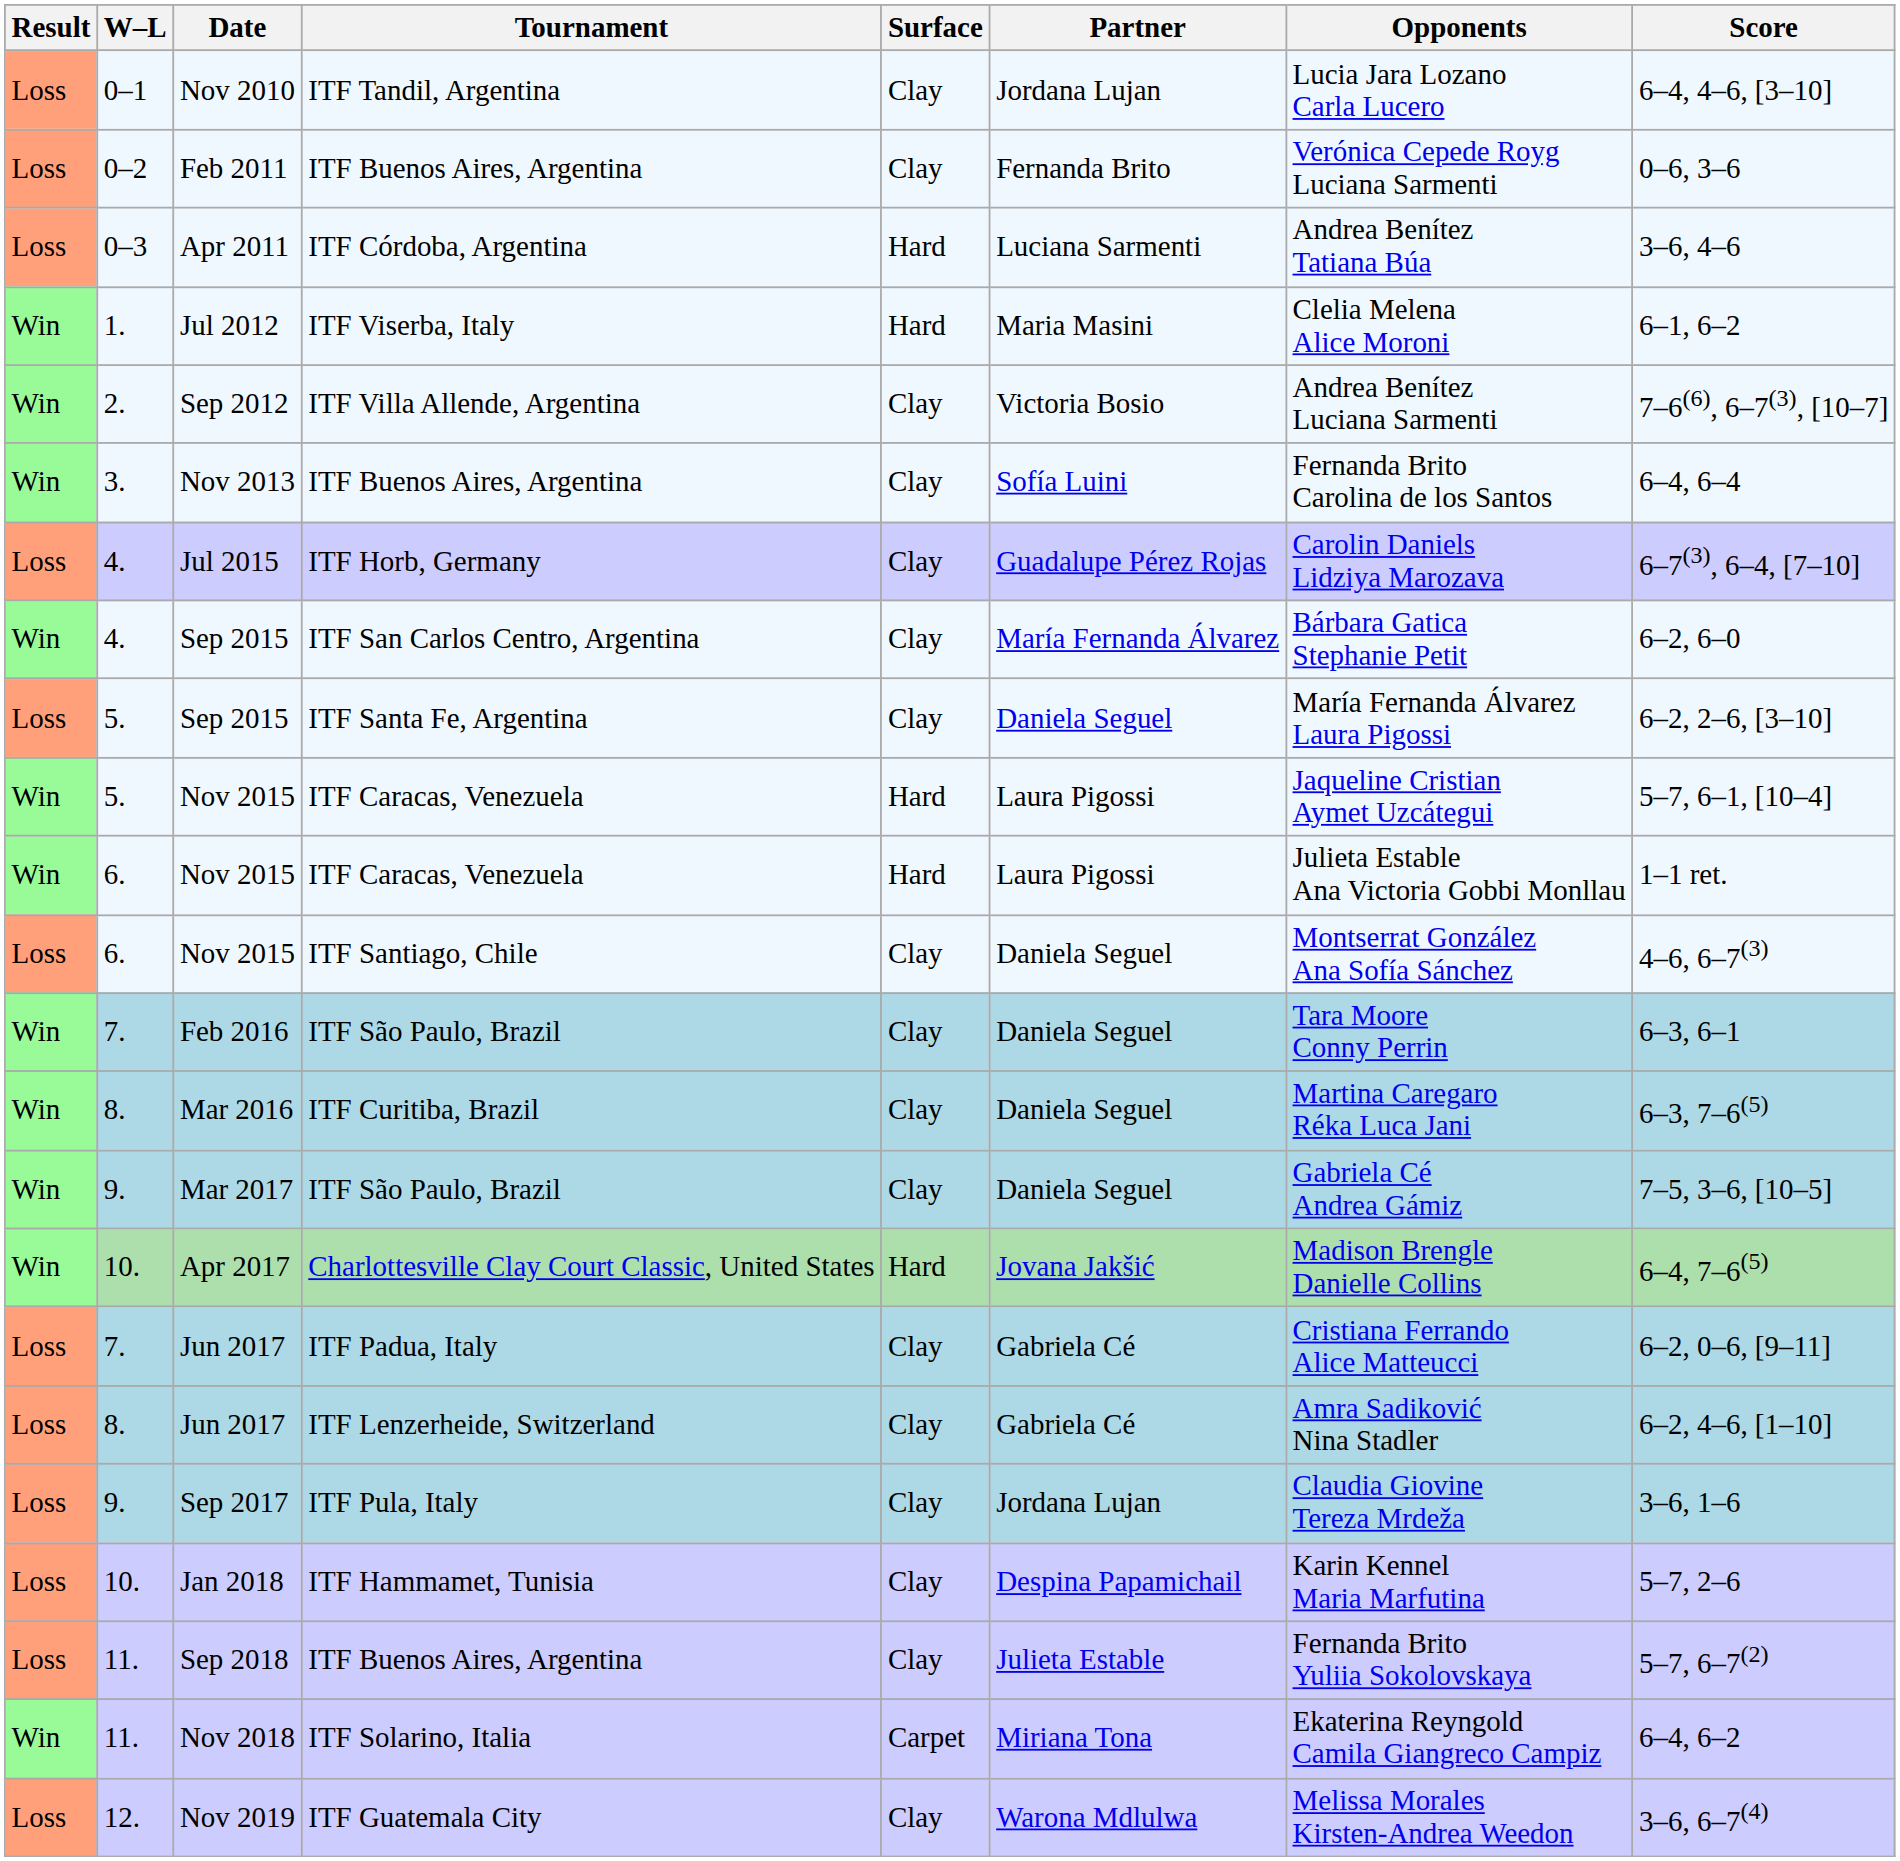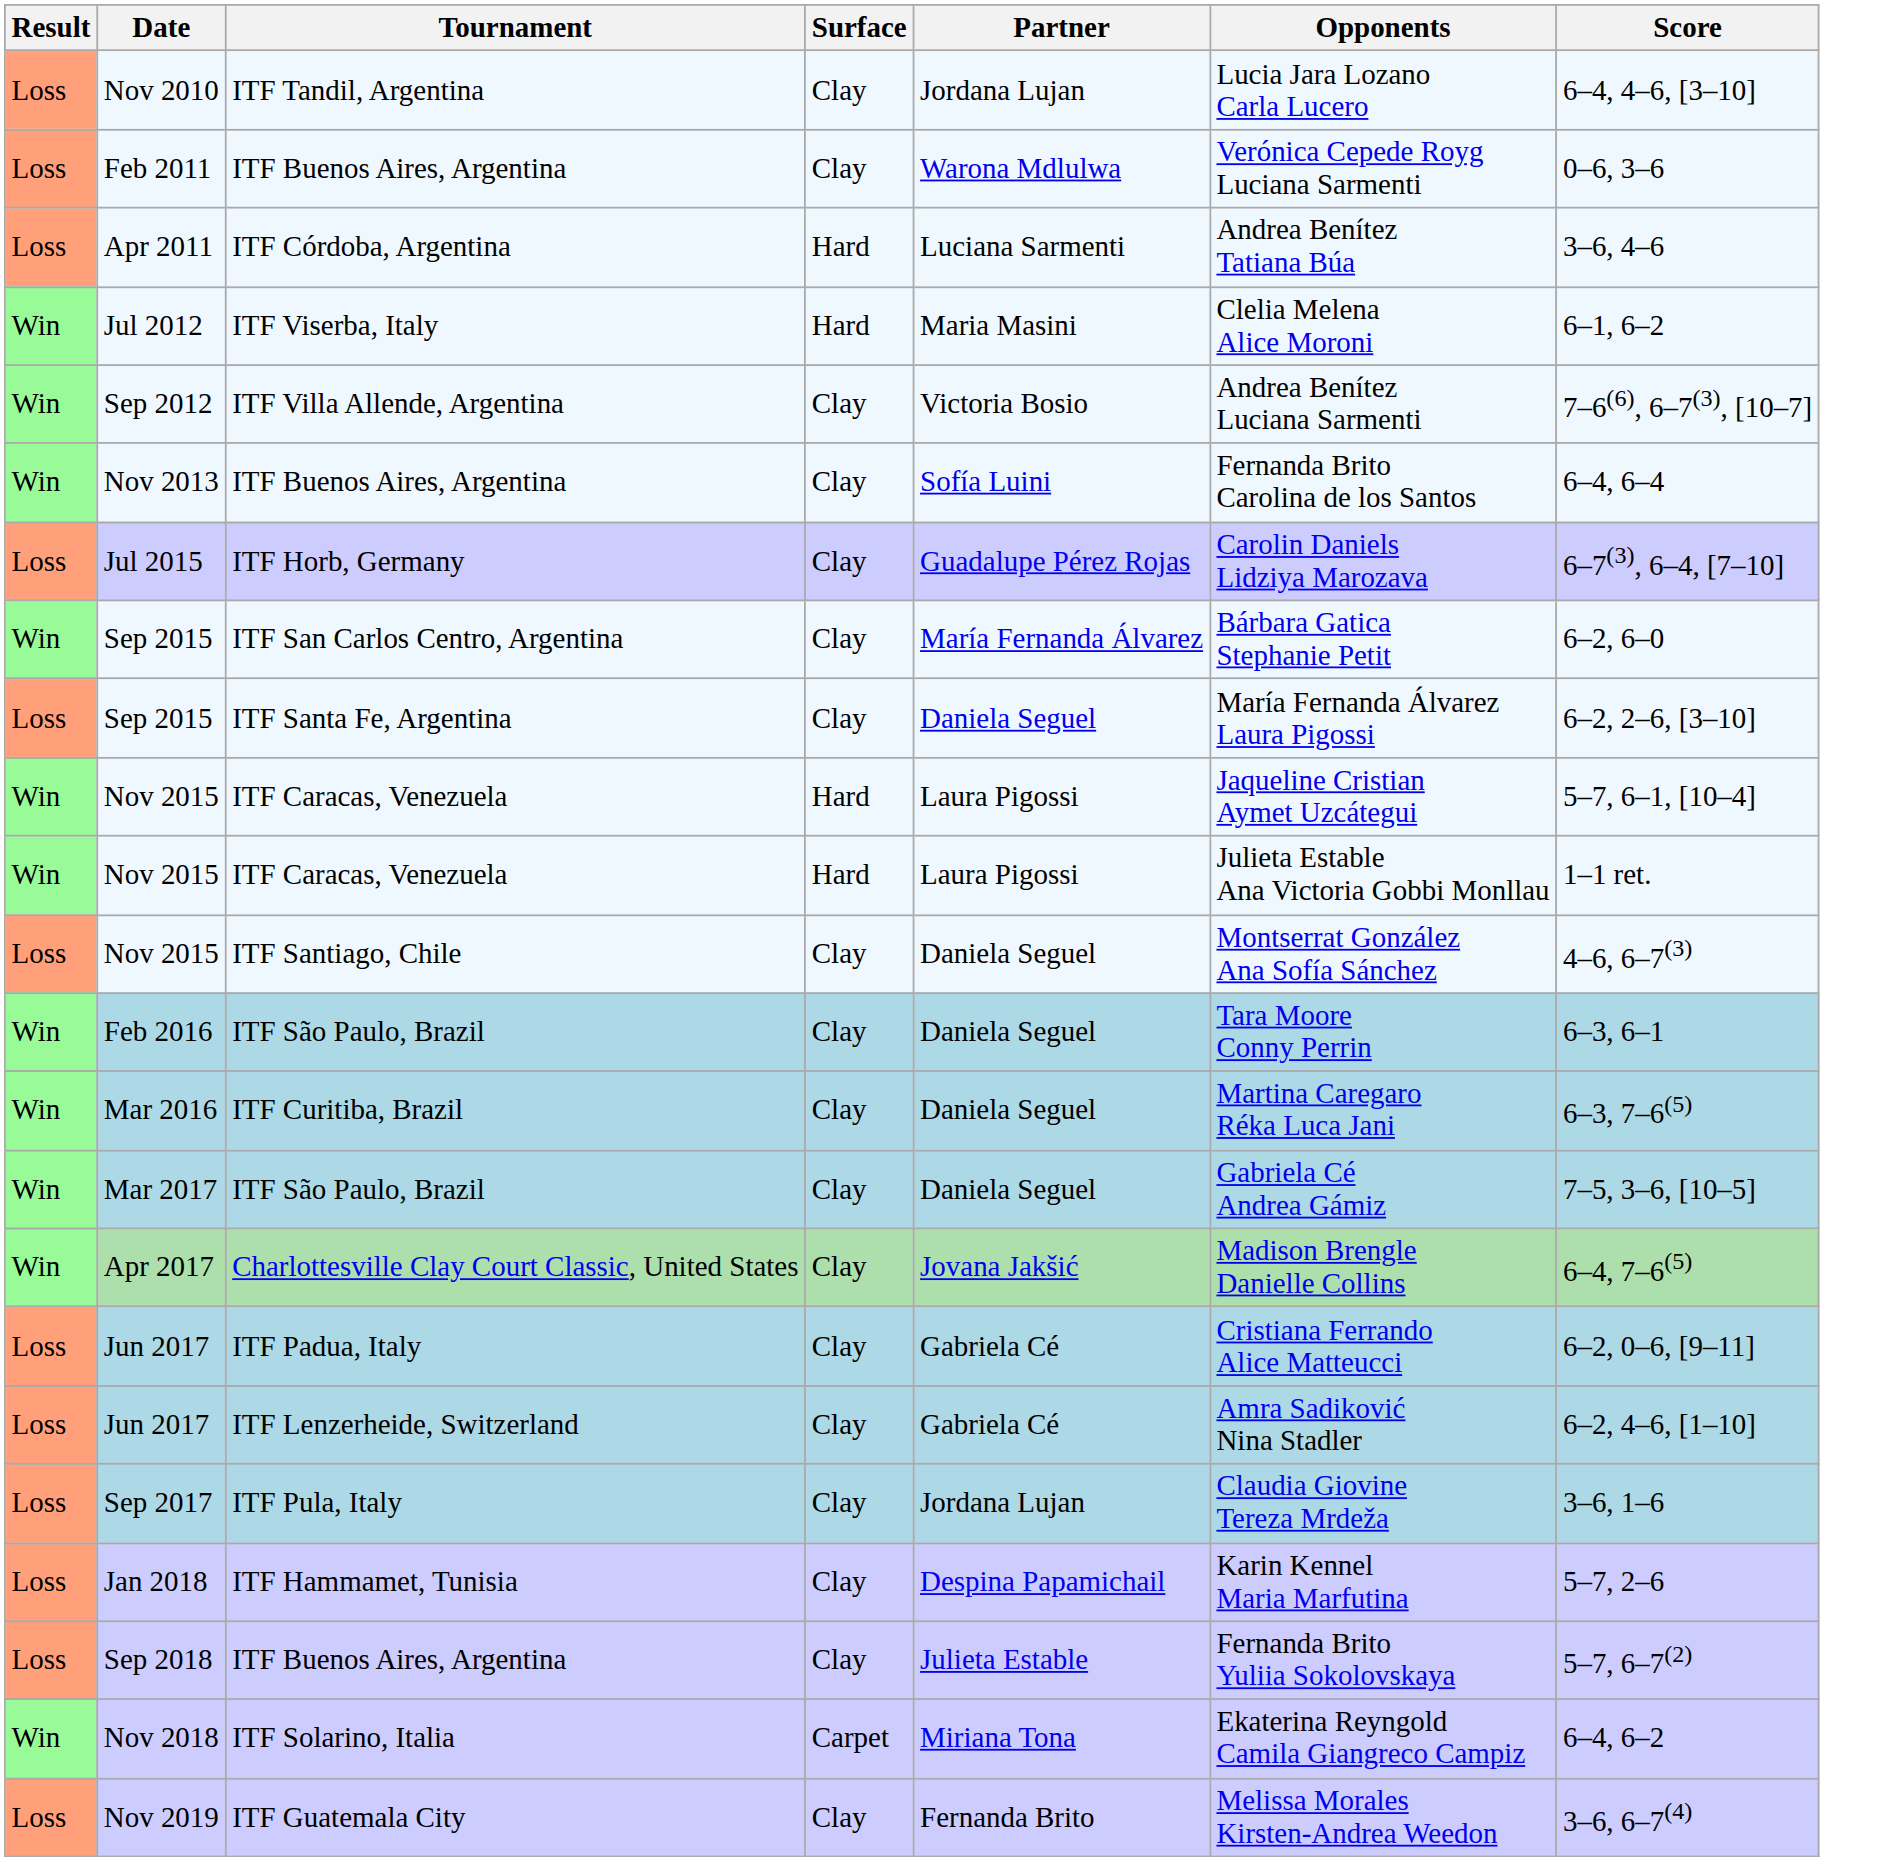- column: (135, 27)
(1083, 168) Fernanda Brito -> (1021, 168) Warona Mdlulwa
(917, 1267) Hard -> (839, 1267) Clay
(1097, 1816) Warona Mdlulwa -> (1007, 1816) Fernanda Brito
